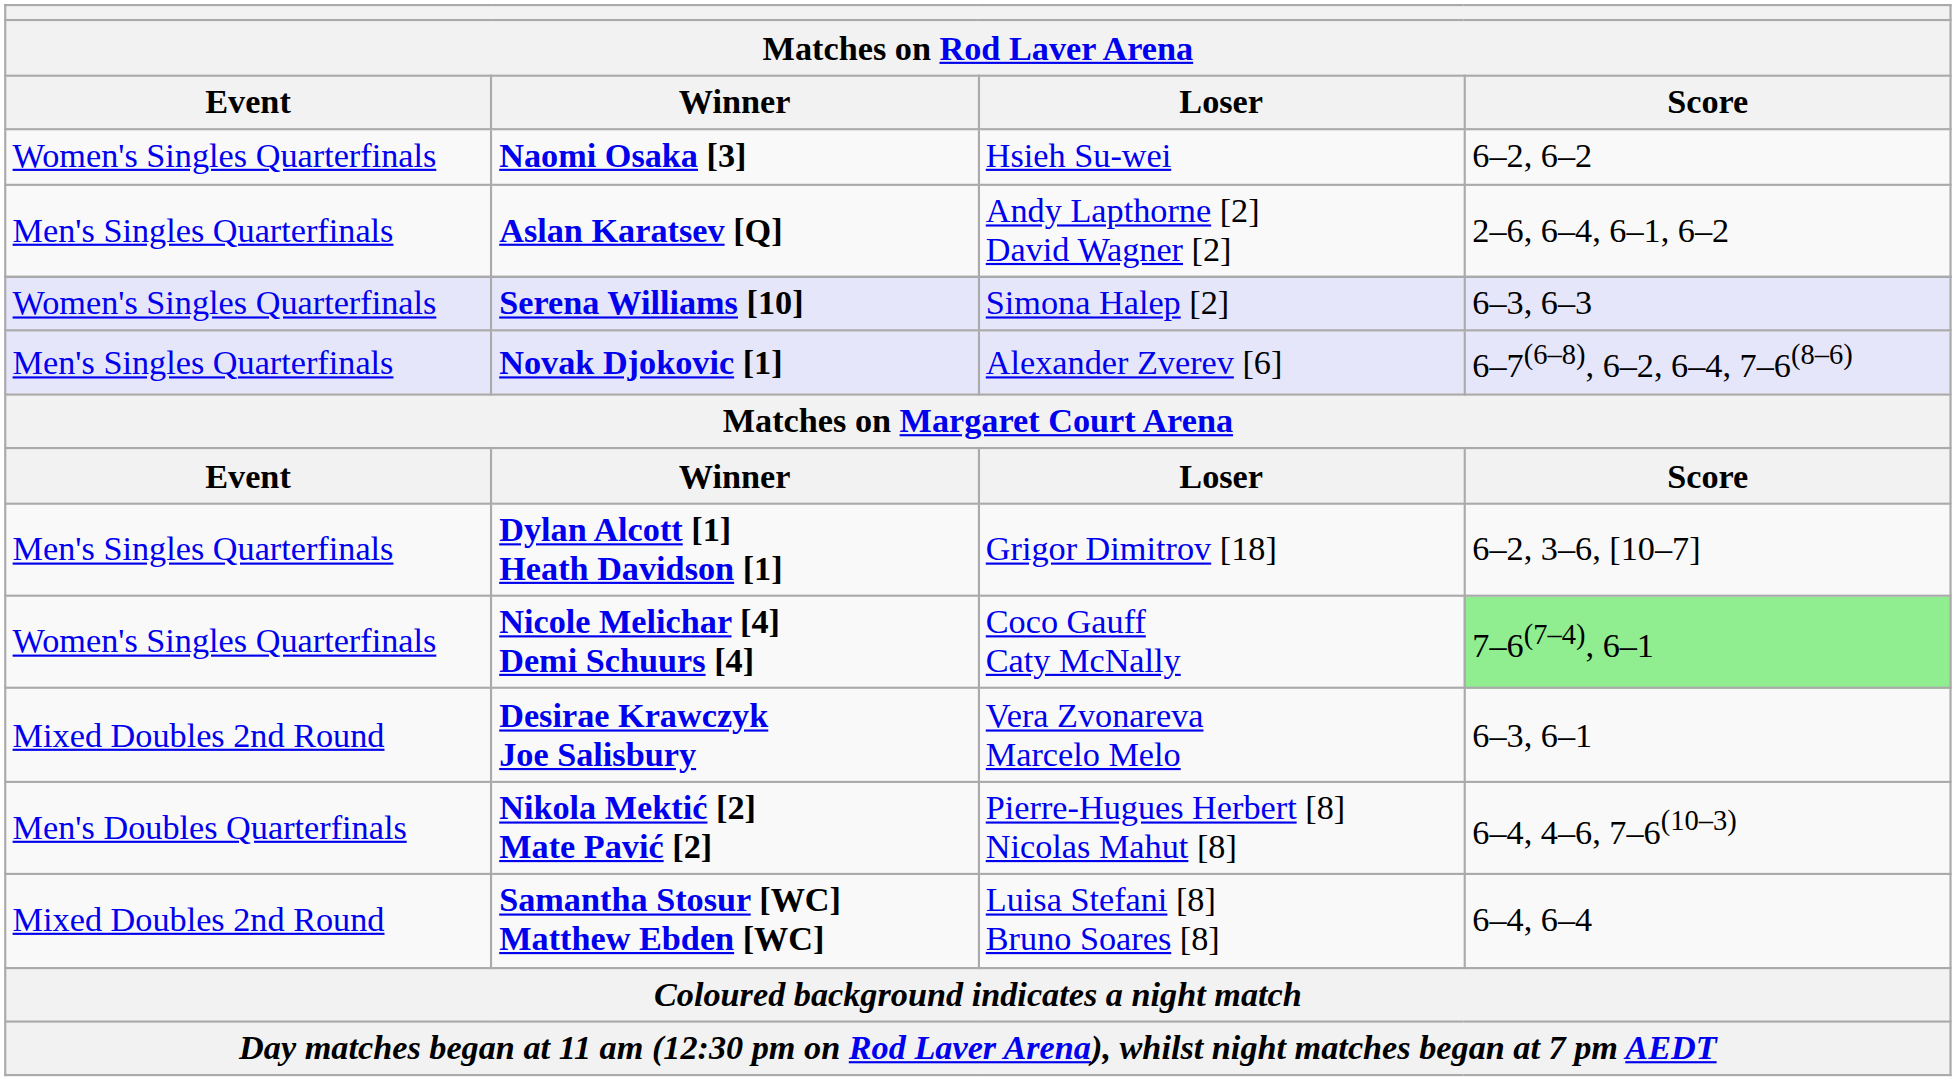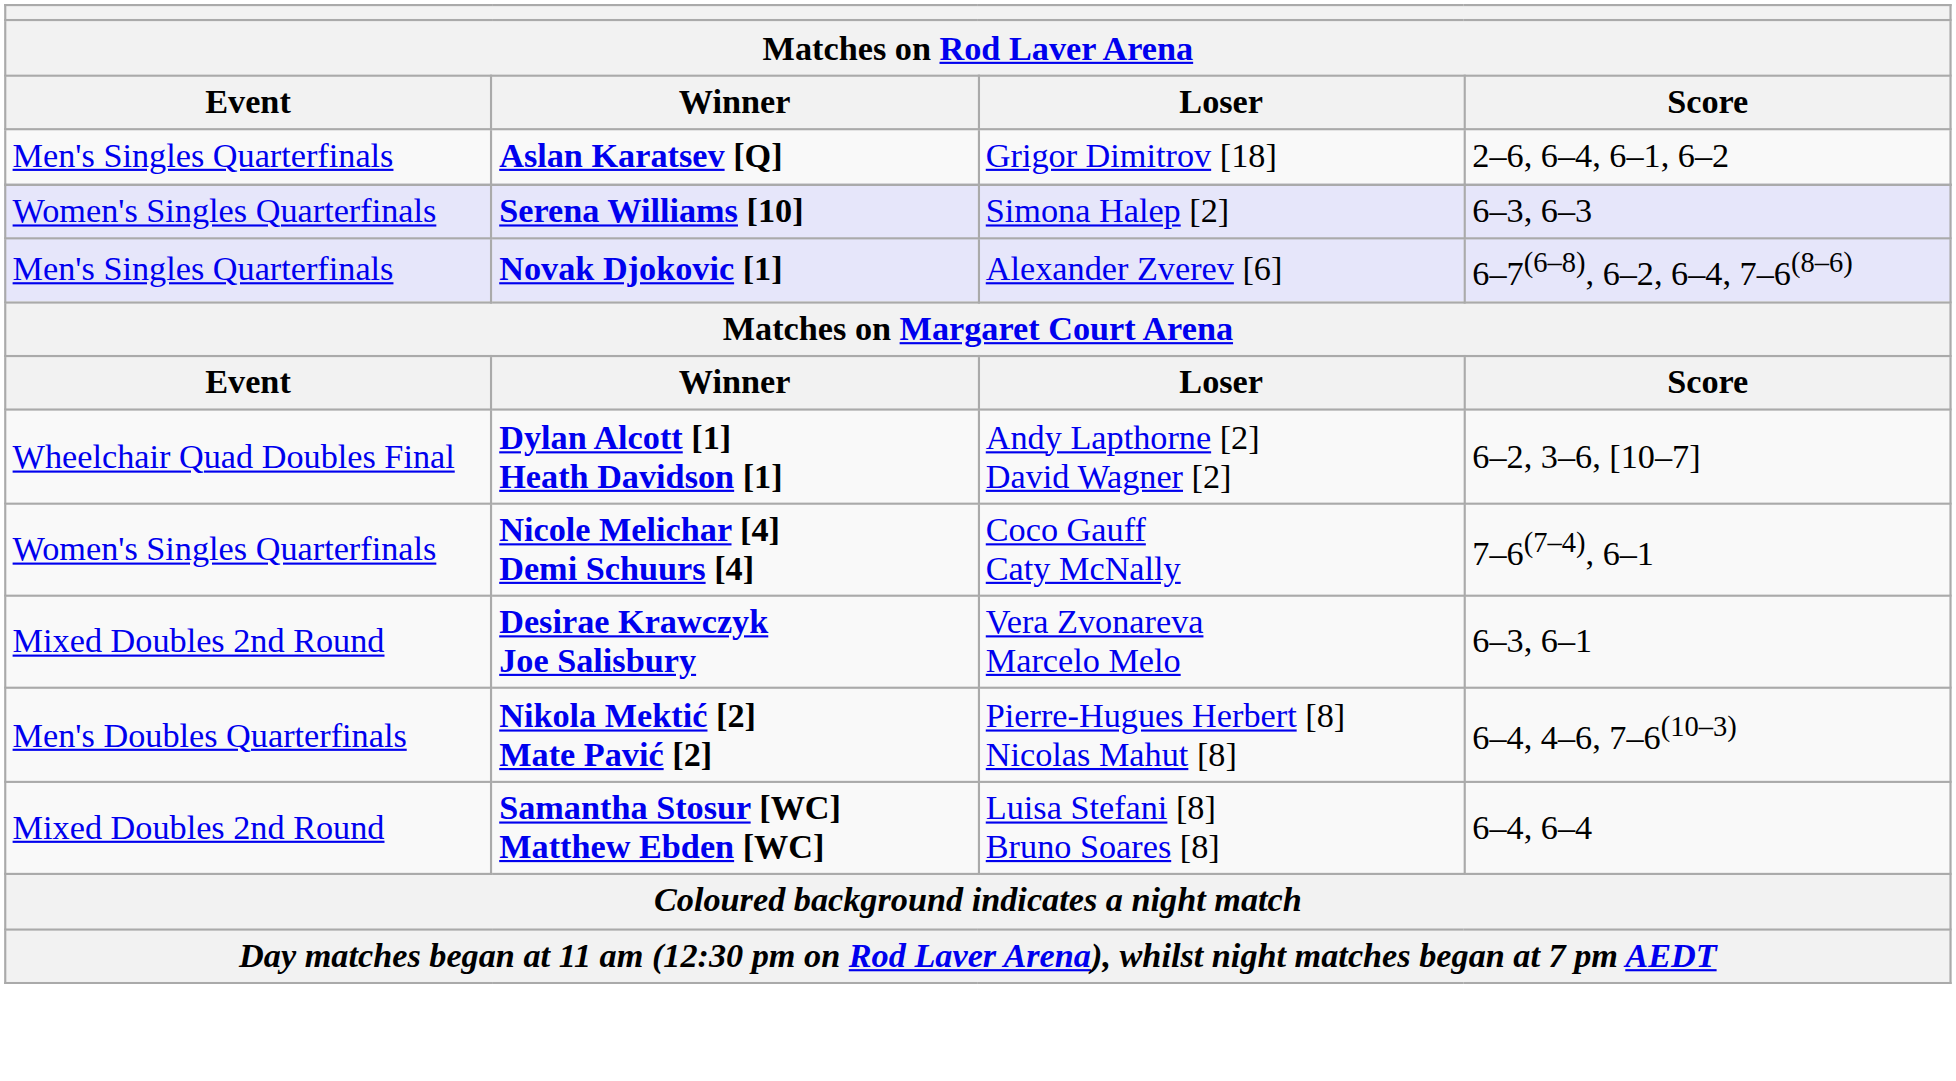- row: (623, 156)
(1123, 229) Andy Lapthorne [2] David Wagner [2] -> (1131, 156) Grigor Dimitrov [18]
(203, 548) Men's Singles Quarterfinals -> (234, 456) Wheelchair Quad Doubles Final
(1131, 548) Grigor Dimitrov [18] -> (1123, 456) Andy Lapthorne [2] David Wagner [2]
(1563, 641) lightgreen background -> (1563, 548) no background
